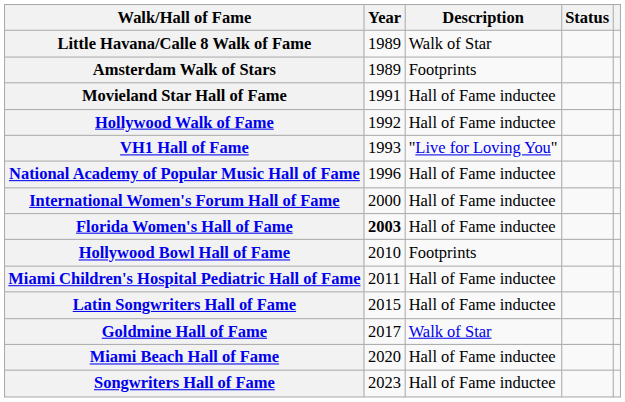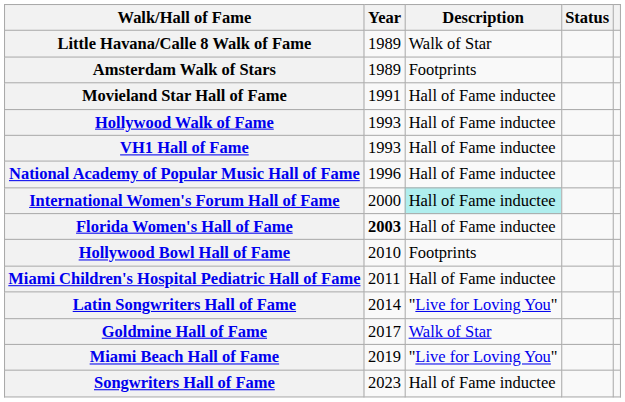(385, 122) 1992 -> (385, 122) 1993
(483, 148) "Live for Loving You" -> (482, 148) Hall of Fame inductee
(482, 200) no background -> (482, 200) paleturquoise background
(385, 305) 2015 -> (385, 305) 2014
(482, 305) Hall of Fame inductee -> (483, 305) "Live for Loving You"
(385, 357) 2020 -> (385, 357) 2019
(482, 357) Hall of Fame inductee -> (483, 357) "Live for Loving You"
